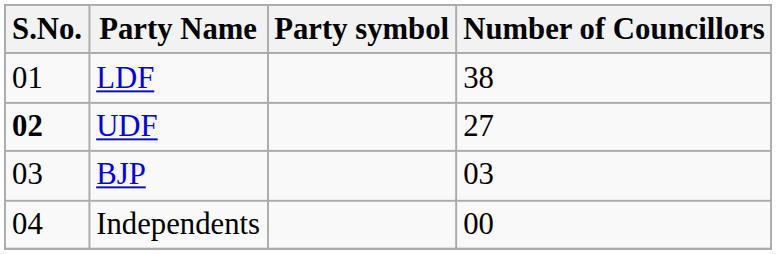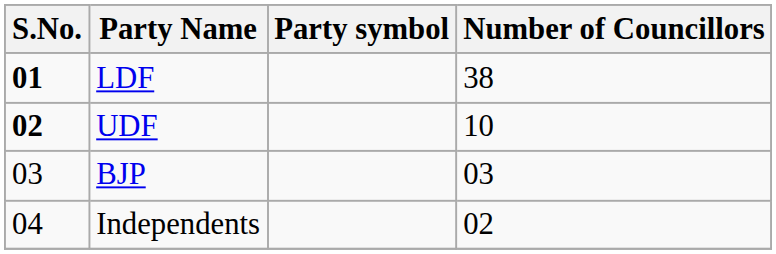(27, 77) normal -> (27, 77) bold
(479, 126) 27 -> (479, 126) 10
(479, 223) 00 -> (479, 223) 02
